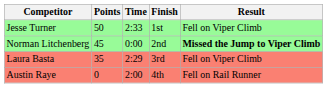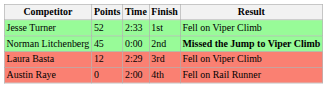(99, 28) 50 -> (99, 28) 52
(99, 59) 35 -> (99, 59) 12
